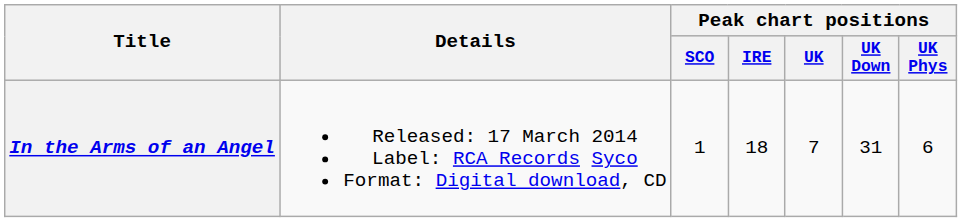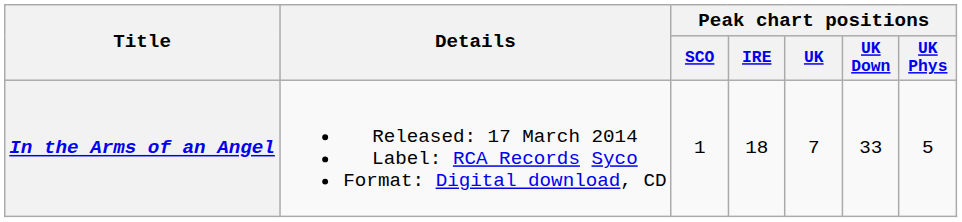(871, 148) 31 -> (871, 148) 33
(928, 148) 6 -> (928, 148) 5
